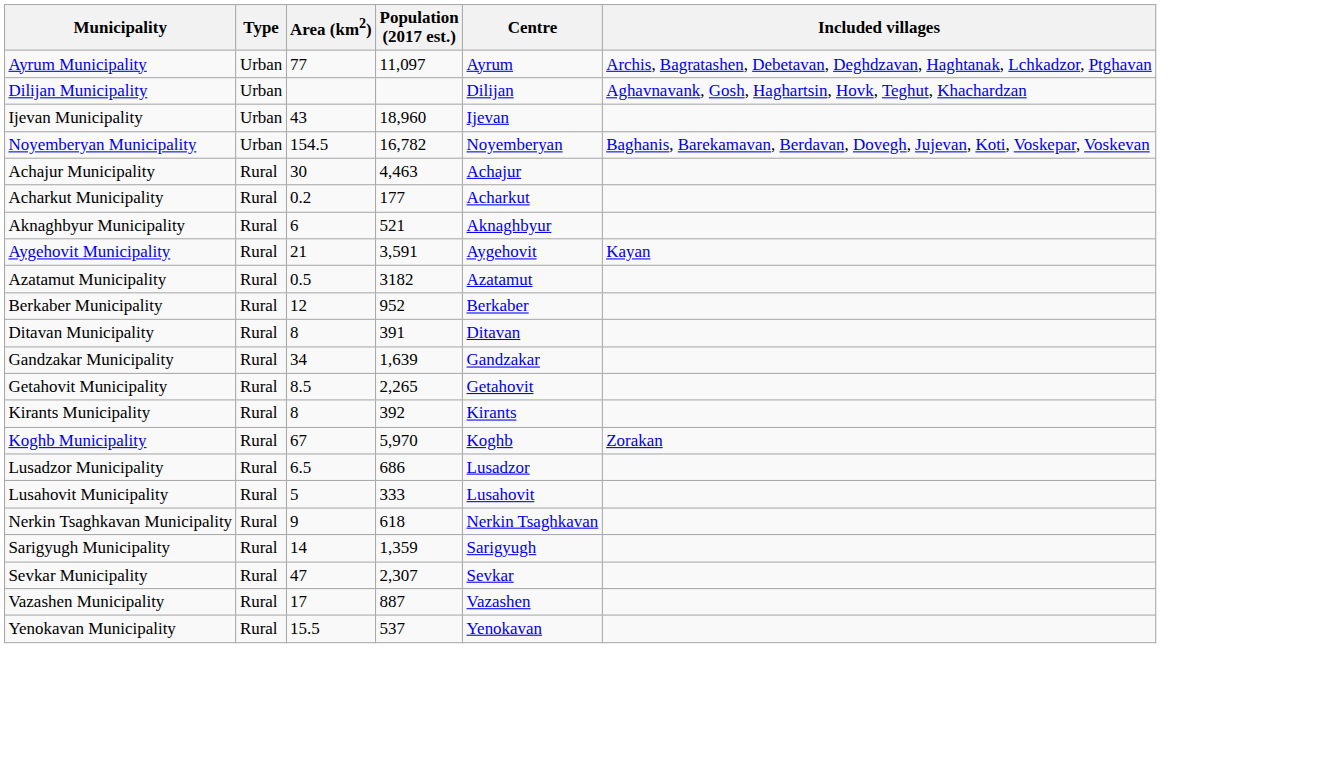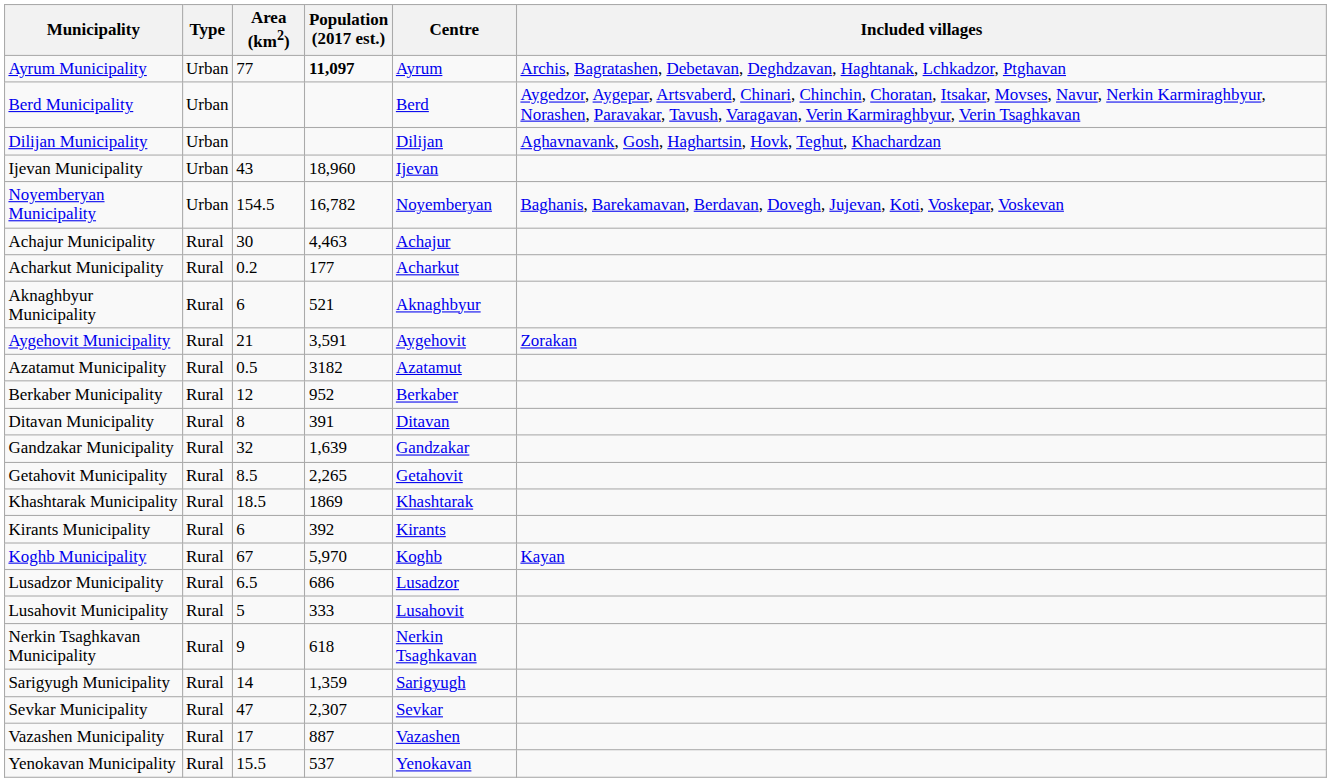(403, 63) normal -> (332, 68) bold
+ row: (71, 104)
(628, 252) Kayan -> (549, 340) Zorakan
(299, 359) 34 -> (245, 448) 32
+ row: (93, 502)
(294, 413) 8 -> (240, 529) 6
(634, 440) Zorakan -> (543, 556) Kayan
